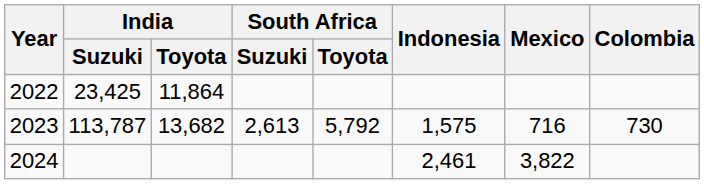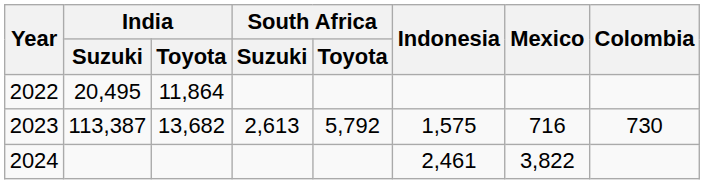(107, 91) 23,425 -> (107, 91) 20,495
(107, 126) 113,787 -> (107, 126) 113,387
